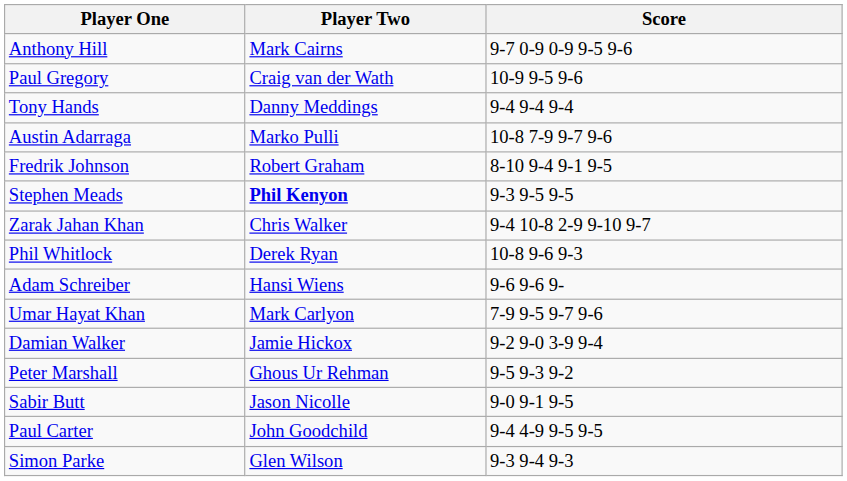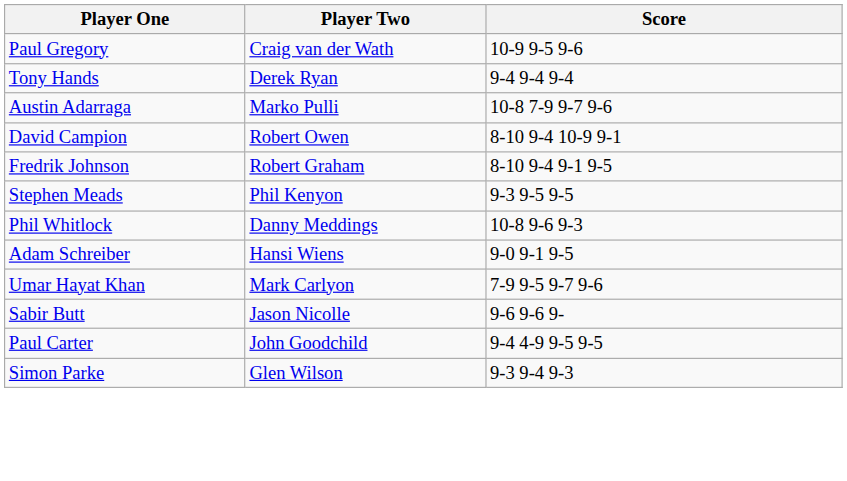- row: (58, 48)
(314, 107) Danny Meddings -> (294, 78) Derek Ryan
+ row: (68, 136)
(299, 195) bold -> (296, 195) normal
- row: (76, 225)
(294, 254) Derek Ryan -> (314, 225) Danny Meddings
(527, 284) 9-6 9-6 9- -> (532, 254) 9-0 9-1 9-5
- row: (67, 343)
- row: (63, 372)
(532, 401) 9-0 9-1 9-5 -> (527, 313) 9-6 9-6 9-
